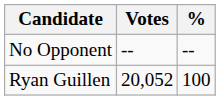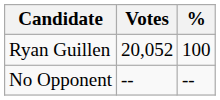rows swapped: (60, 79) <-> (61, 49)
